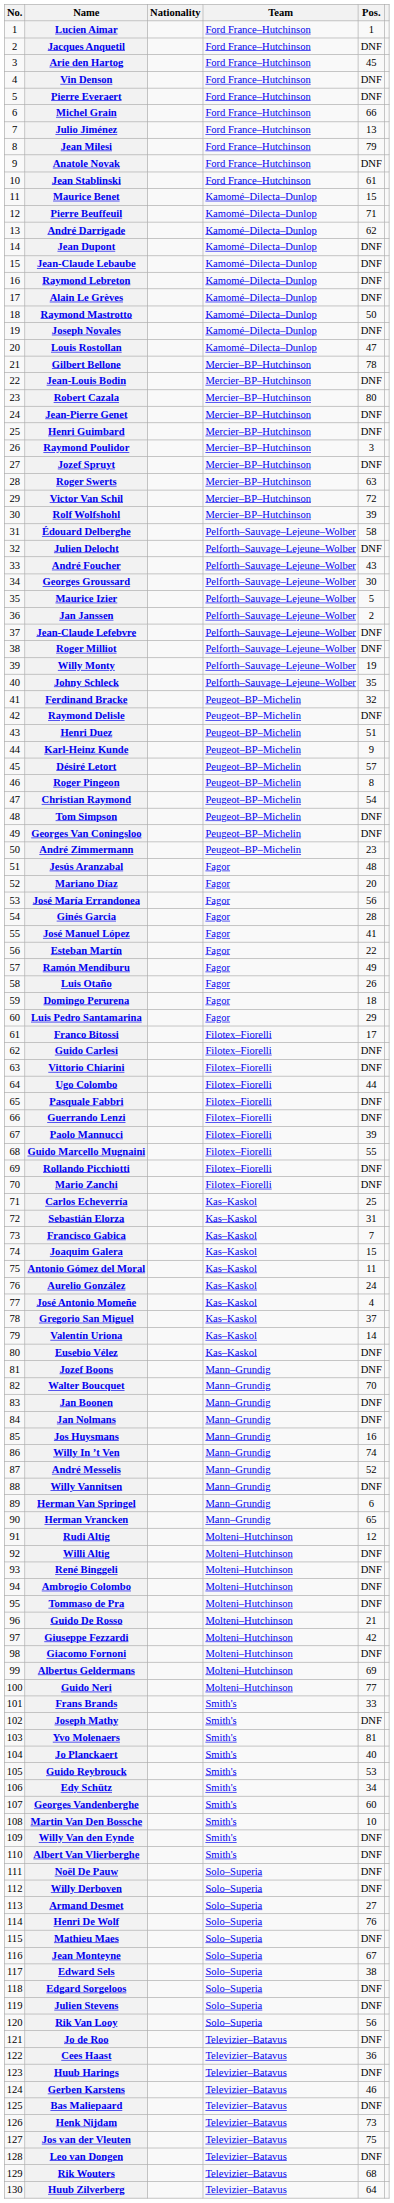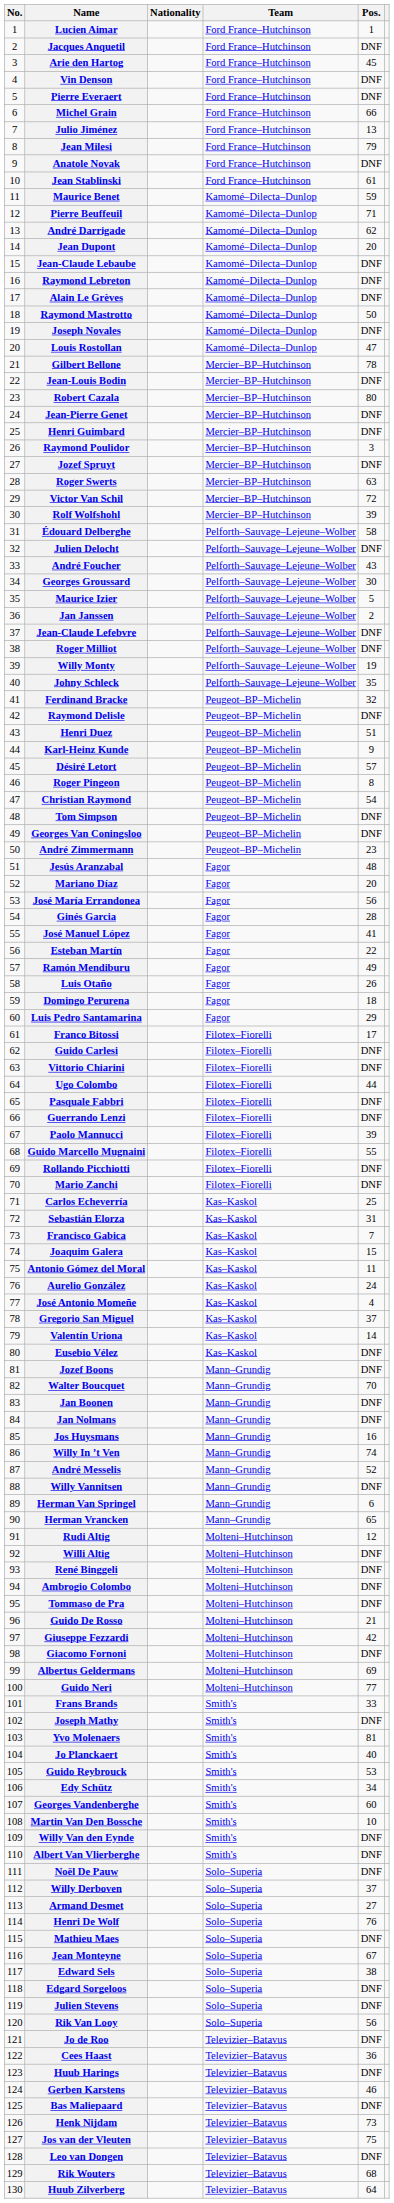(371, 197) 15 -> (371, 197) 59
(371, 247) DNF -> (371, 247) 20
(371, 1888) DNF -> (371, 1888) 37
